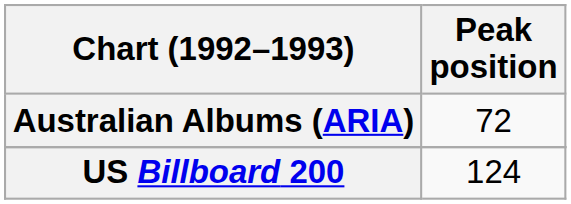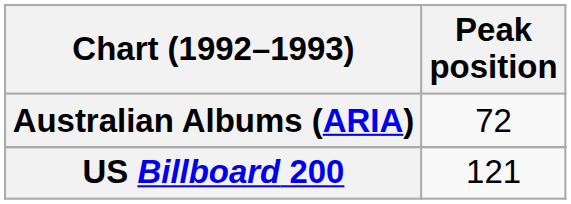(494, 172) 124 -> (494, 172) 121
